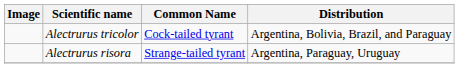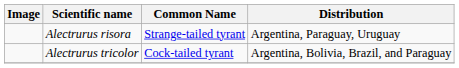rows swapped: (92, 33) <-> (88, 53)
